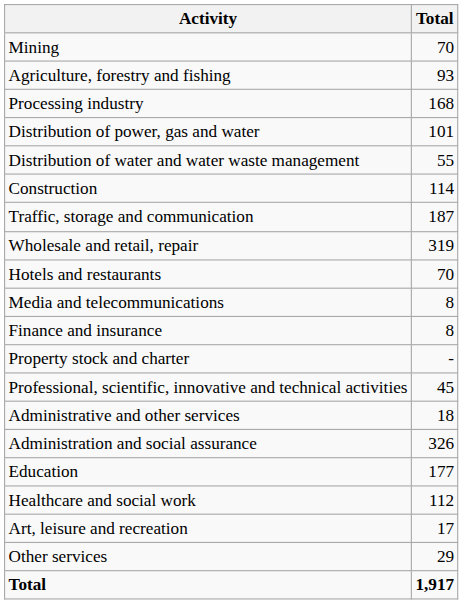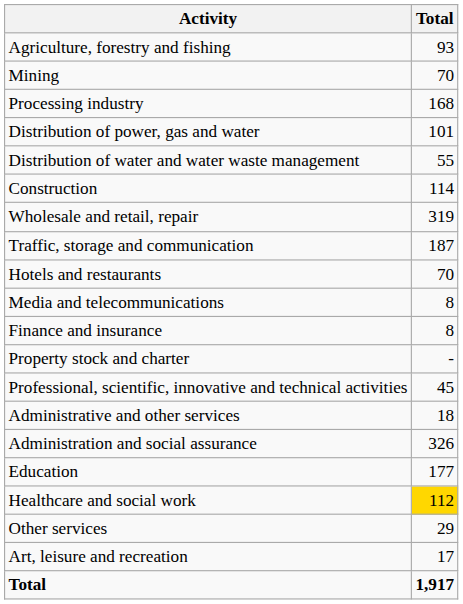rows swapped: (120, 75) <-> (34, 47)
rows swapped: (103, 245) <-> (131, 217)
(441, 500) no background -> (441, 500) gold background
rows swapped: (98, 528) <-> (58, 556)
